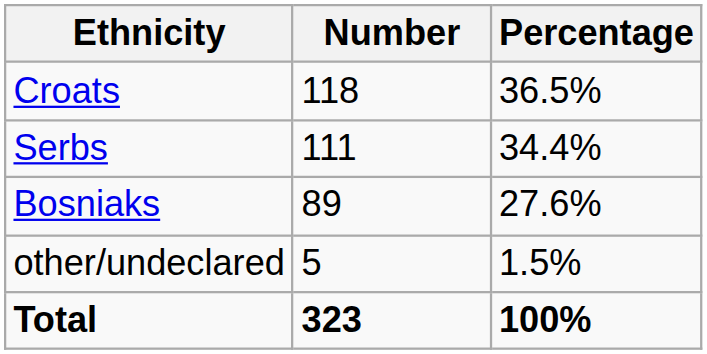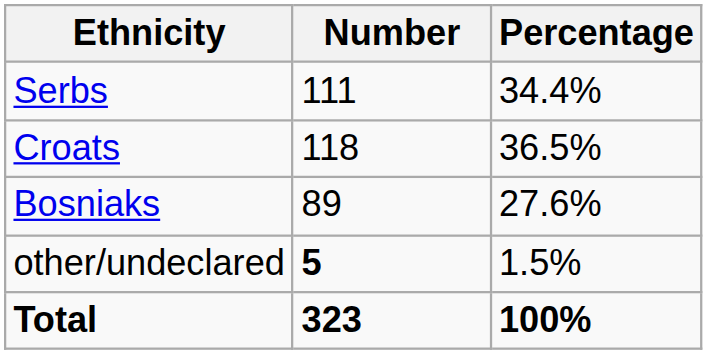rows swapped: (67, 90) <-> (61, 147)
(312, 262) normal -> (312, 262) bold
